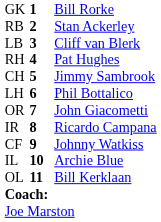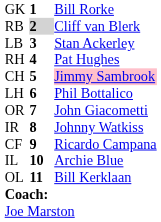(33, 26) no background -> (33, 26) lightgrey background
(94, 26) Stan Ackerley -> (97, 26) Cliff van Blerk
(97, 43) Cliff van Blerk -> (94, 43) Stan Ackerley
(105, 76) no background -> (105, 76) pink background
(105, 127) Ricardo Campana -> (99, 127) Johnny Watkiss
(99, 144) Johnny Watkiss -> (105, 144) Ricardo Campana
